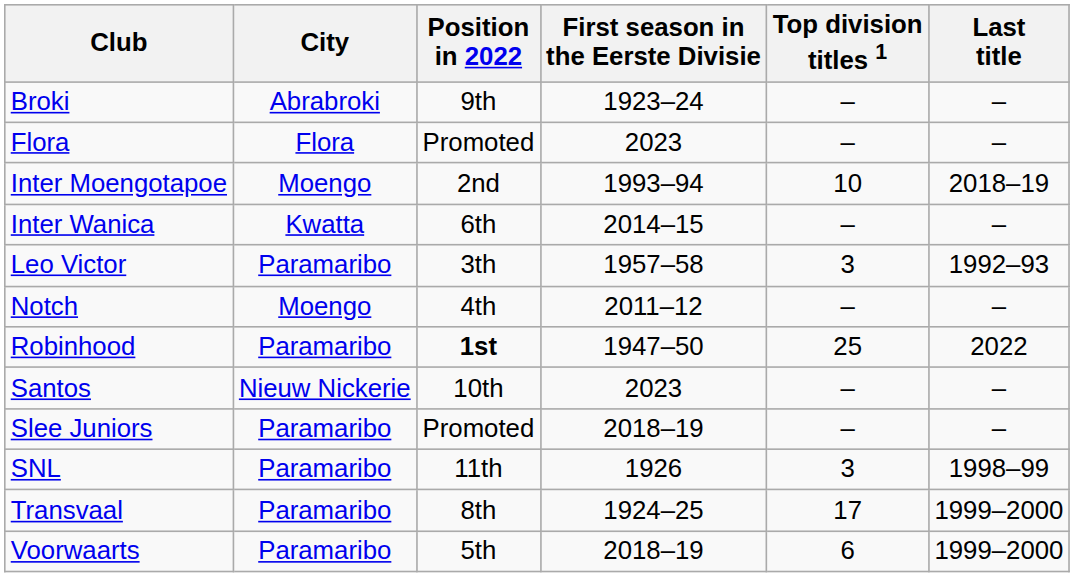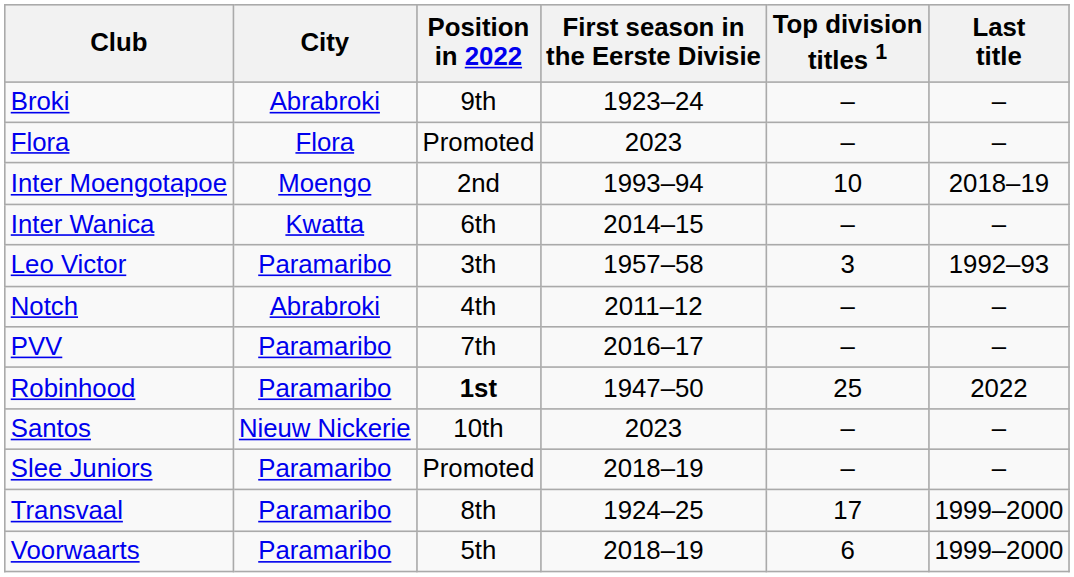(325, 305) Moengo -> (325, 305) Abrabroki
+ row: (37, 346)
- row: (36, 469)
